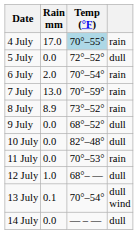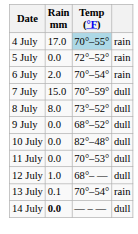(118, 58) dull -> (122, 58) rain
(52, 91) 13.0 -> (57, 91) 15.0
(118, 91) rain -> (122, 91) dull
(50, 108) 8.9 -> (54, 108) 8.0
(118, 108) rain -> (122, 108) dull
(118, 158) rain -> (122, 158) dull
(120, 198) dull wind -> (122, 192) rain
(50, 220) normal -> (54, 208) bold
